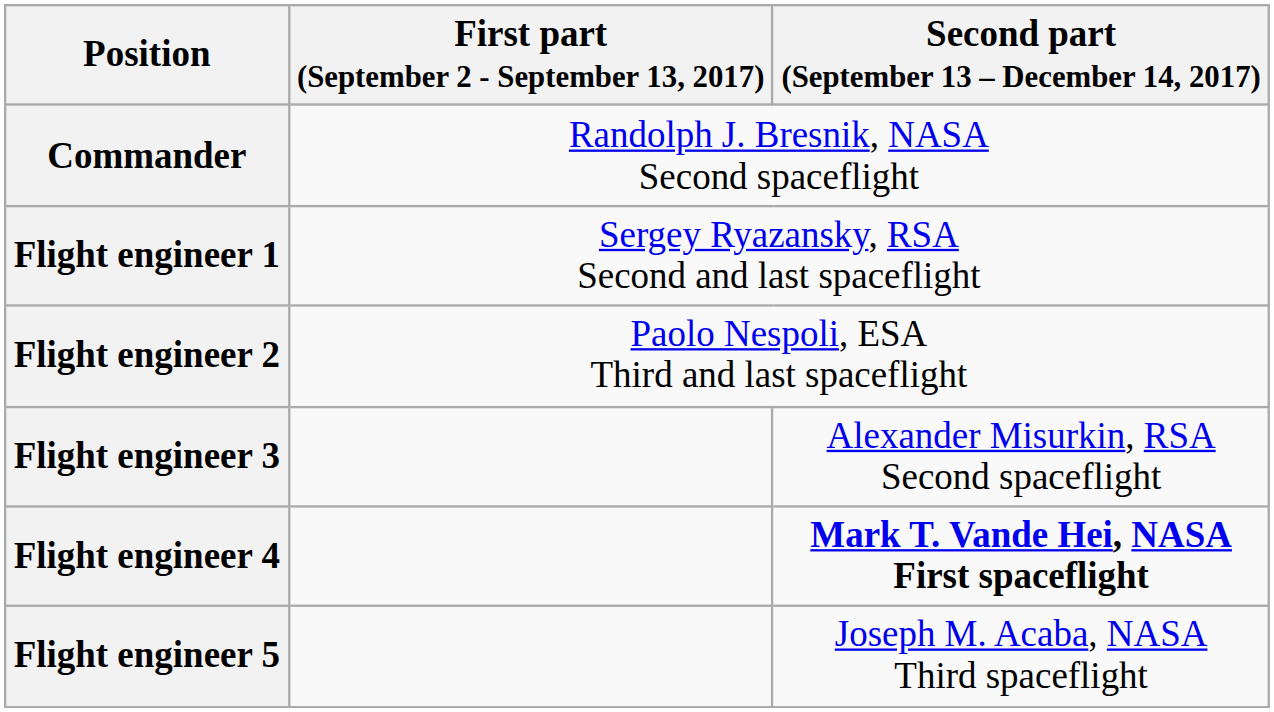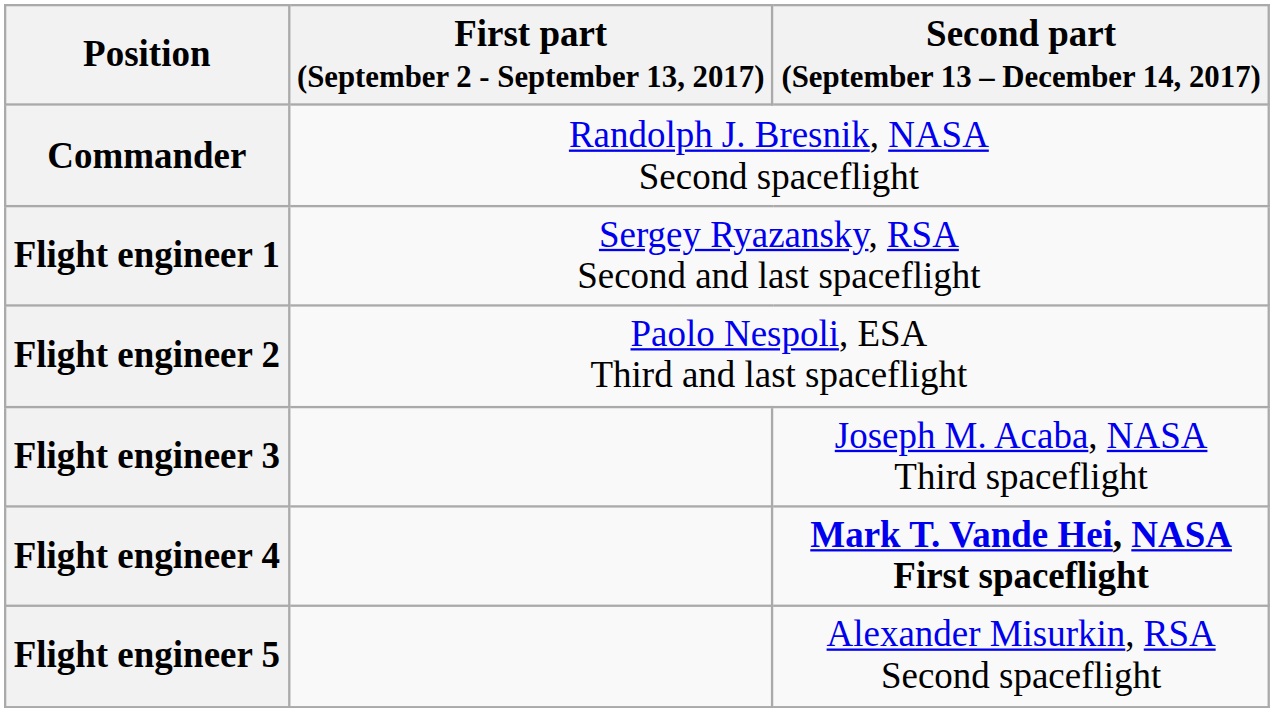(1021, 455) Alexander Misurkin, RSA Second spaceflight -> (1021, 455) Joseph M. Acaba, NASA Third spaceflight
(1021, 655) Joseph M. Acaba, NASA Third spaceflight -> (1021, 655) Alexander Misurkin, RSA Second spaceflight
